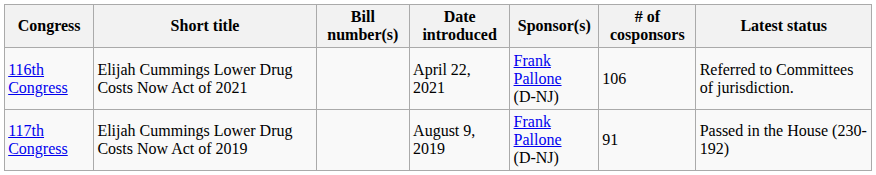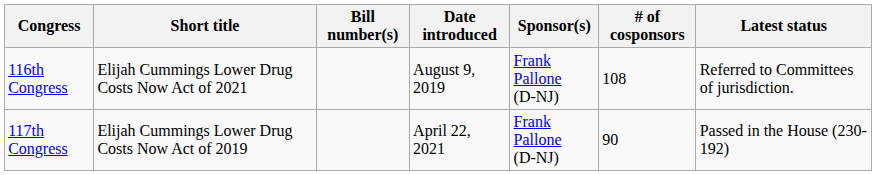(442, 78) April 22, 2021 -> (444, 78) August 9, 2019
(614, 78) 106 -> (614, 78) 108
(444, 139) August 9, 2019 -> (442, 139) April 22, 2021
(610, 139) 91 -> (610, 139) 90
